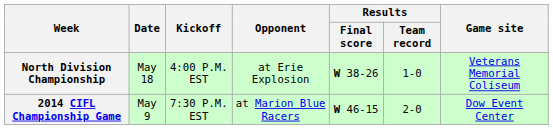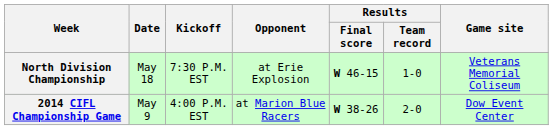(199, 73) 4:00 P.M. EST -> (199, 73) 7:30 P.M. EST
(356, 73) W 38-26 -> (356, 73) W 46-15
(199, 110) 7:30 P.M. EST -> (199, 110) 4:00 P.M. EST
(356, 110) W 46-15 -> (356, 110) W 38-26
